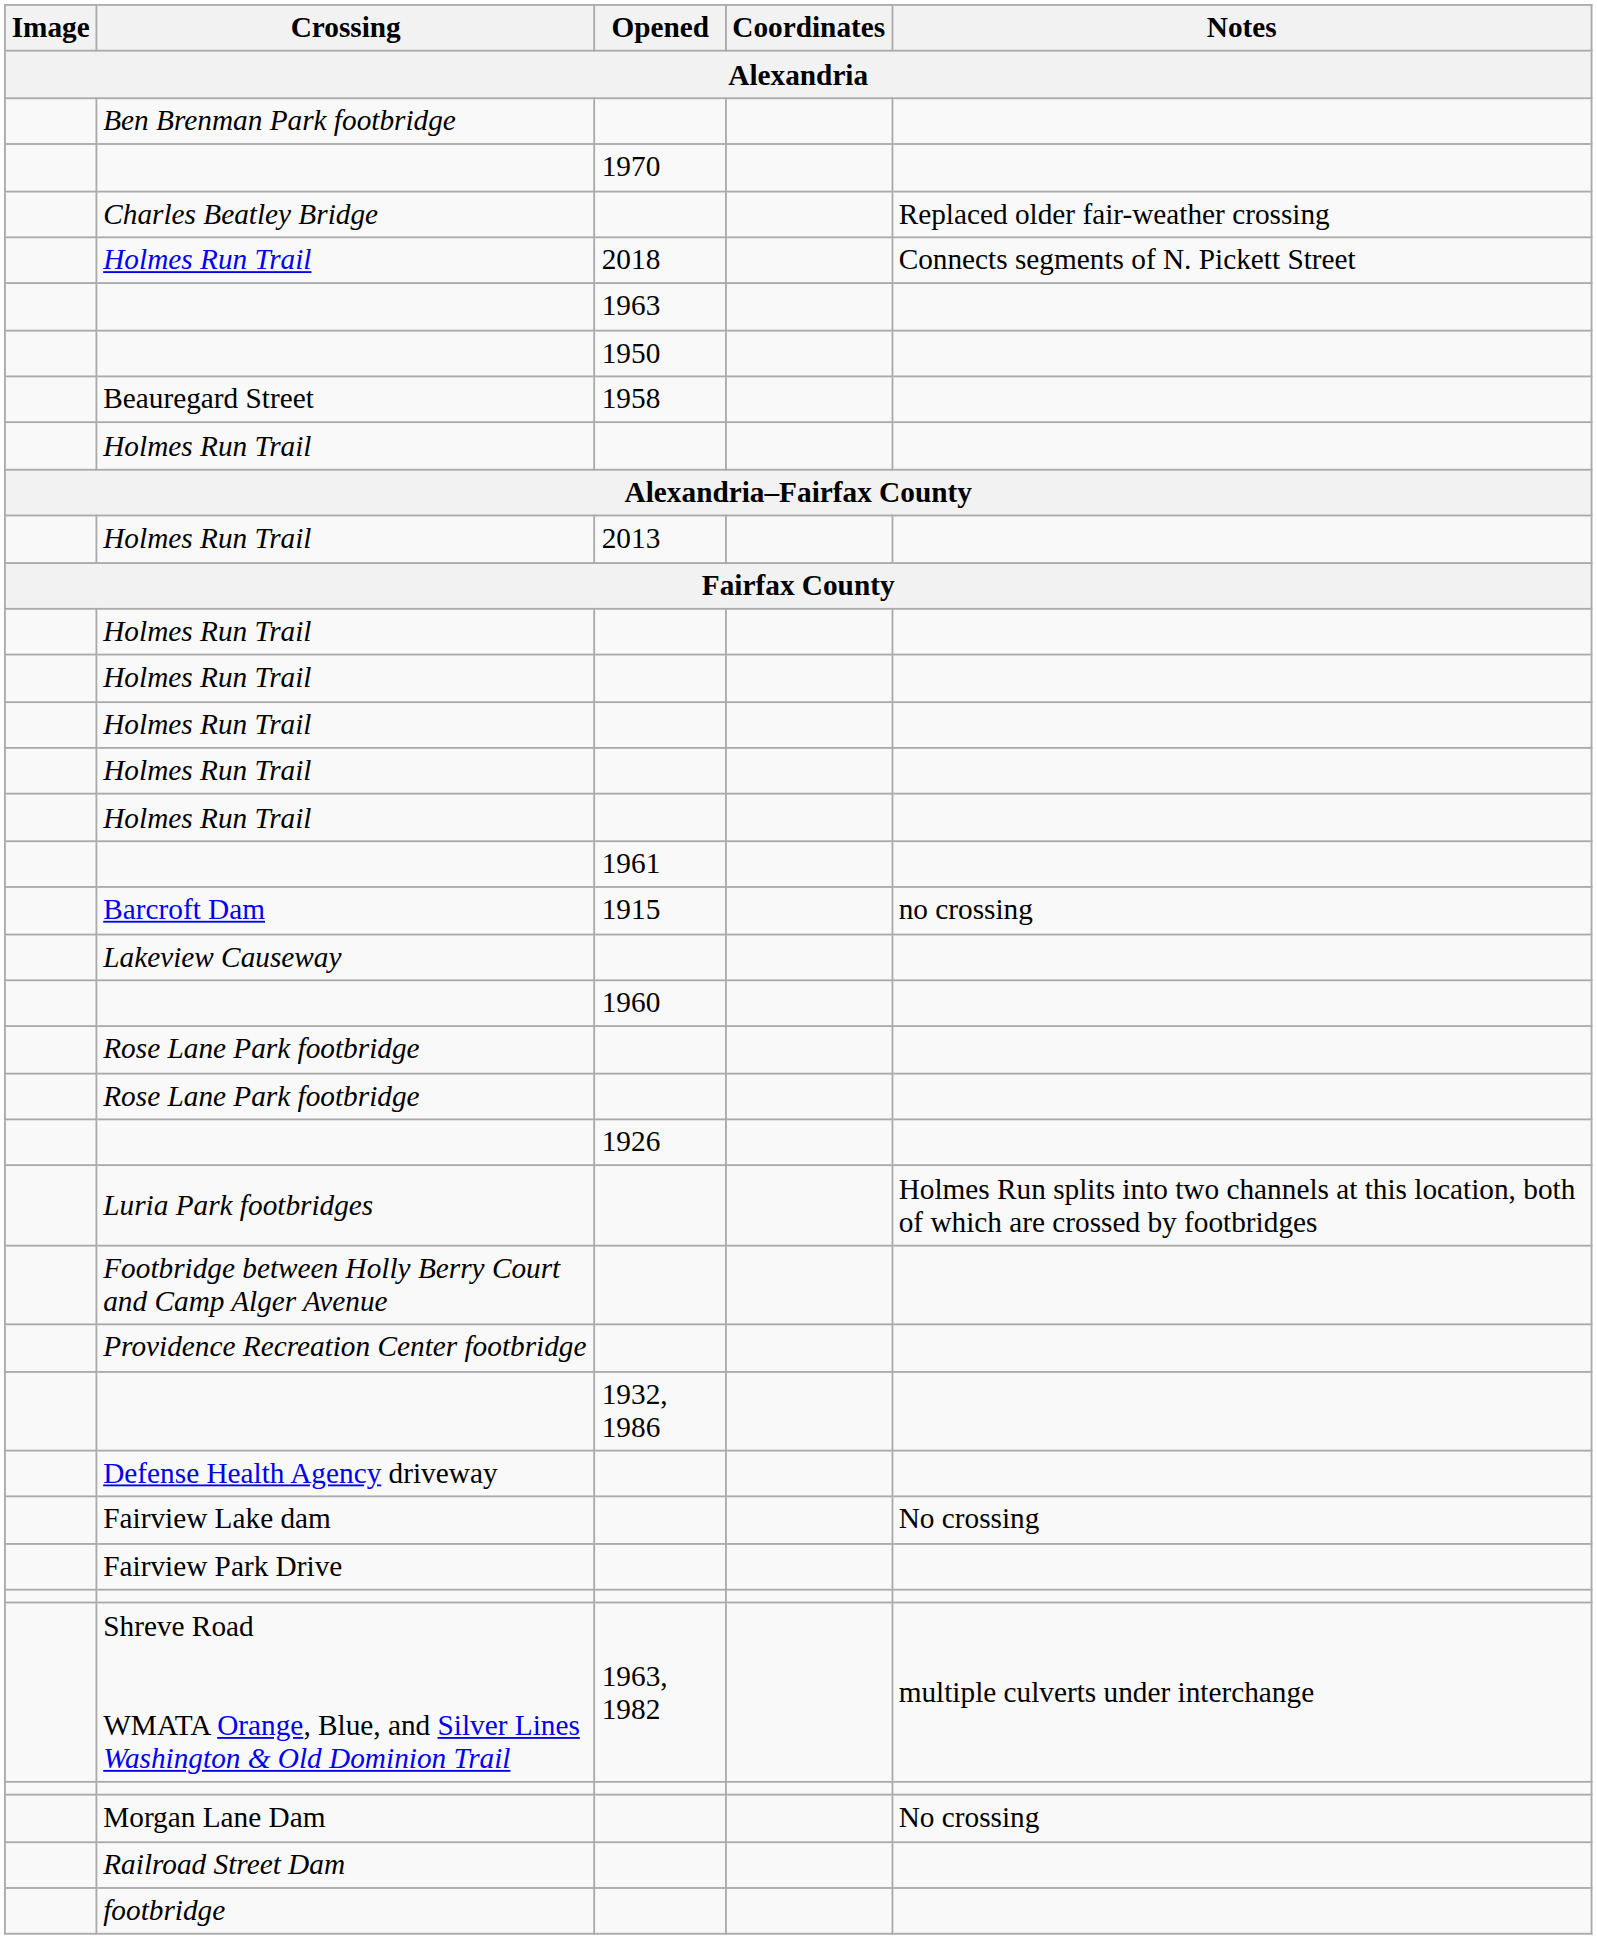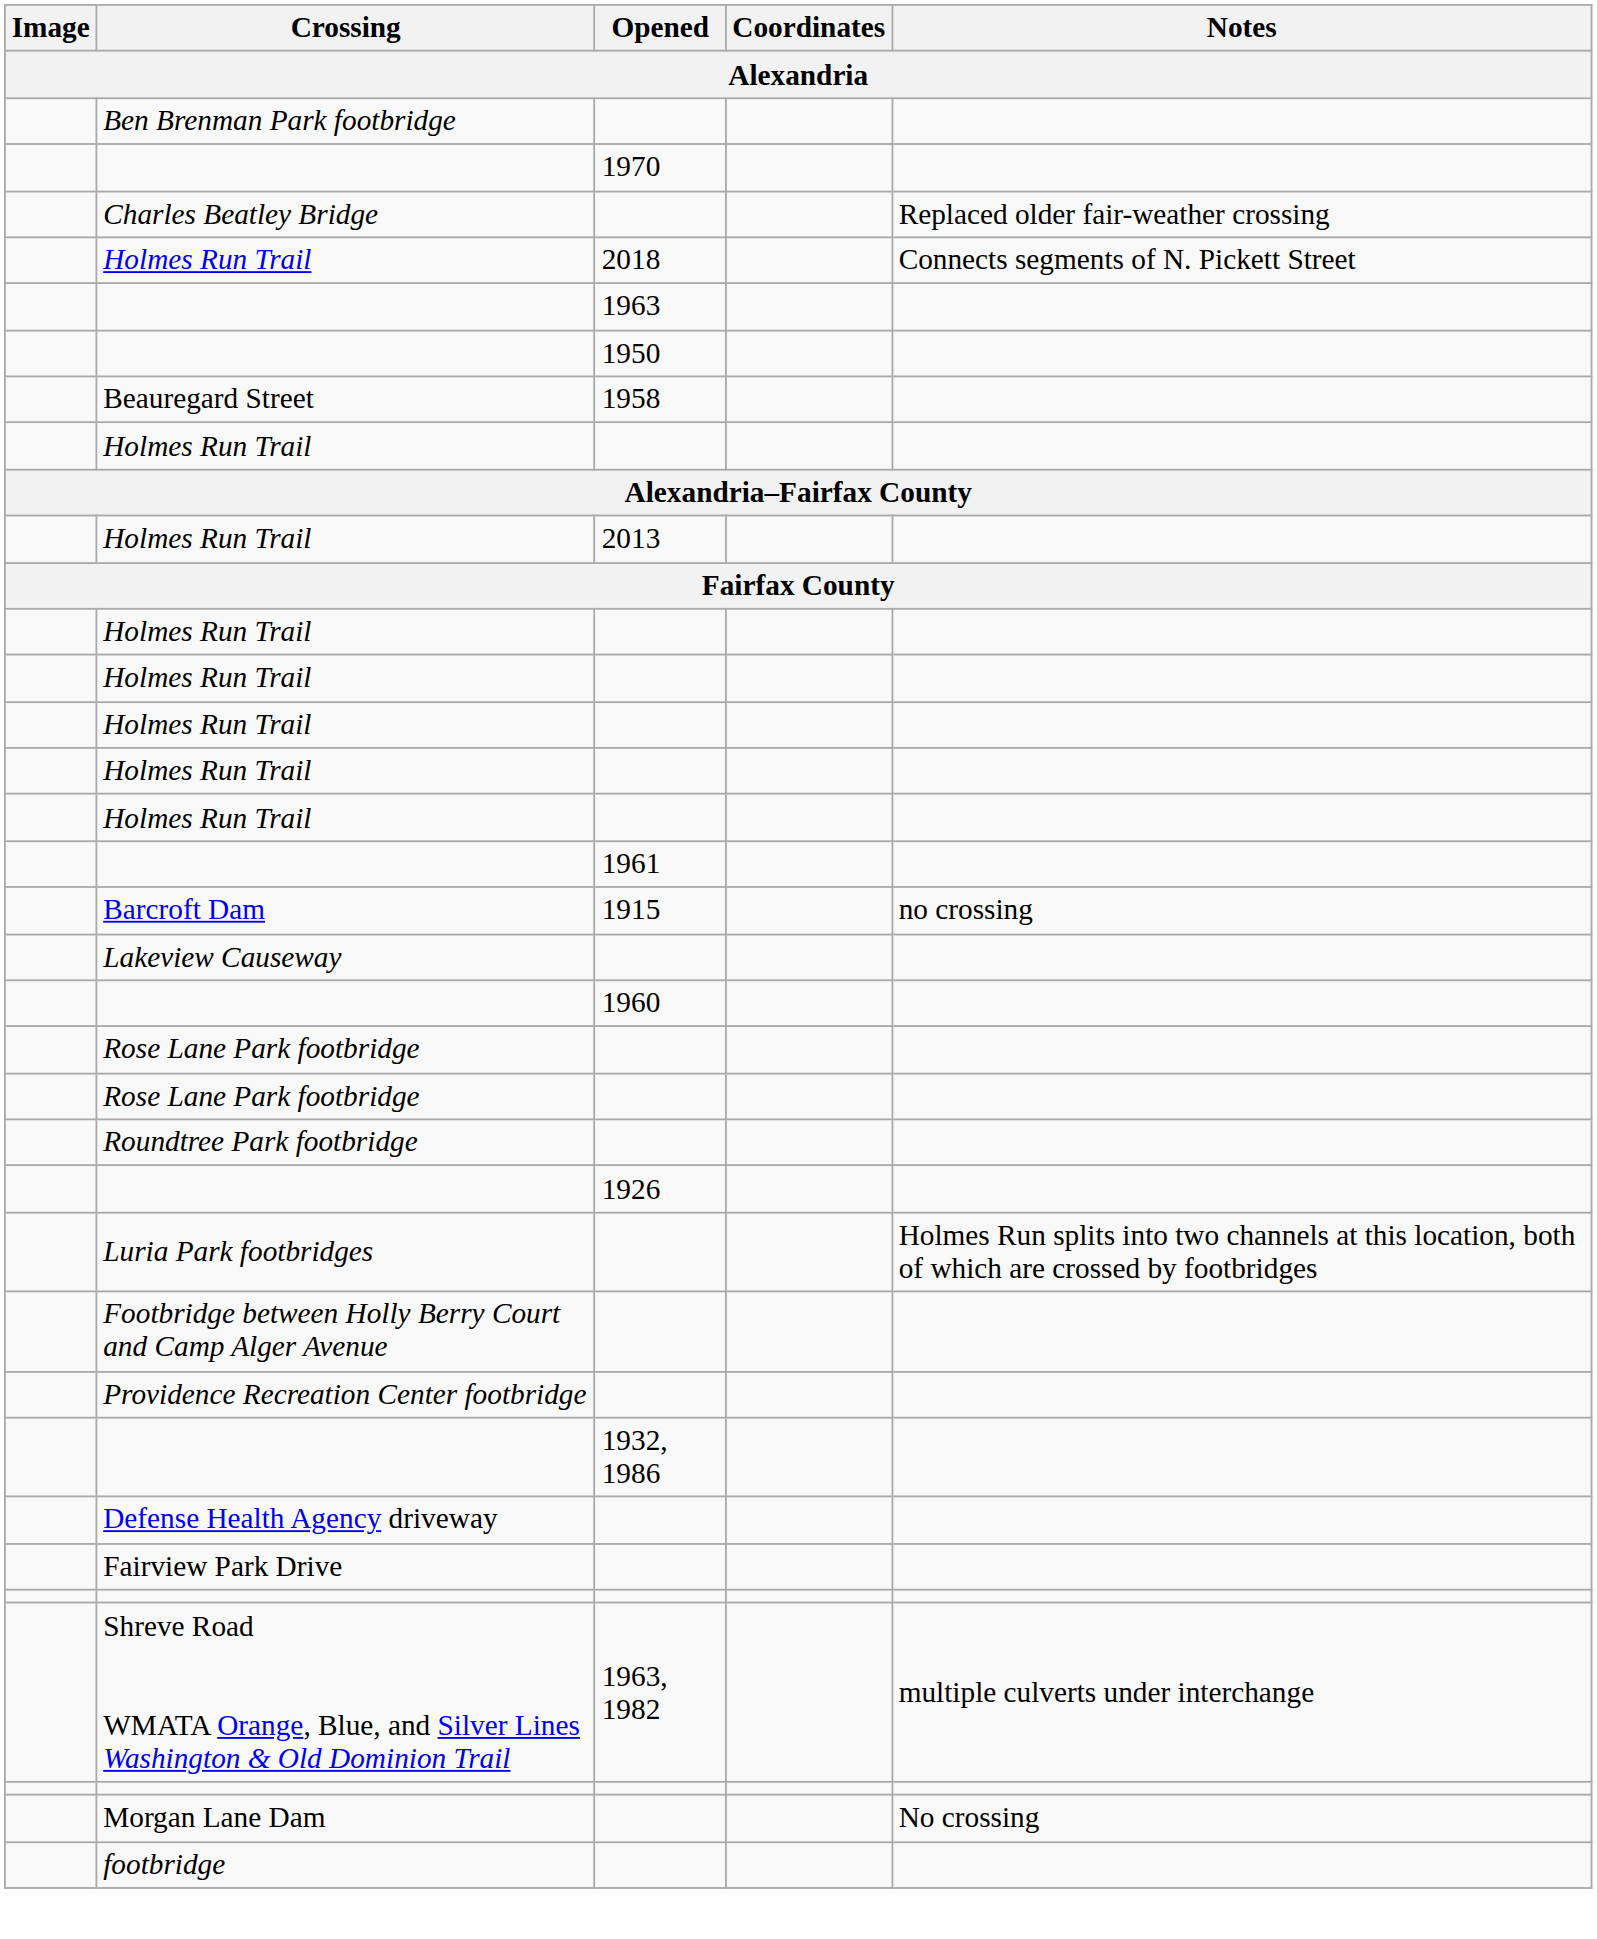+ row: (260, 1142)
- row: (217, 1519)
- row: (224, 1864)
